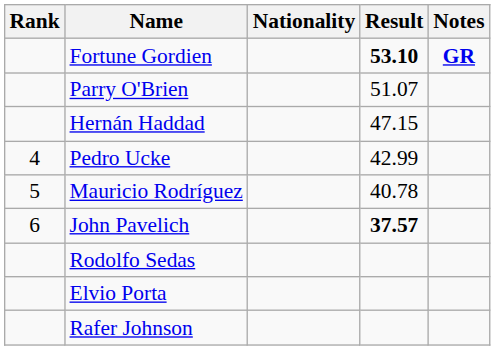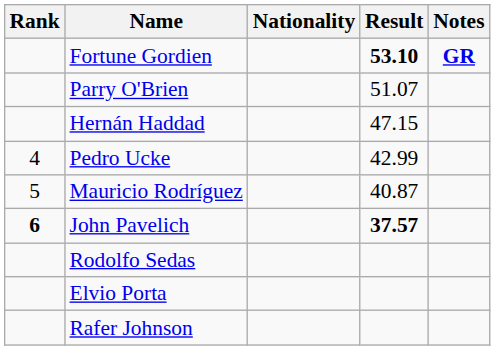(394, 191) 40.78 -> (394, 191) 40.87
(35, 225) normal -> (35, 225) bold
